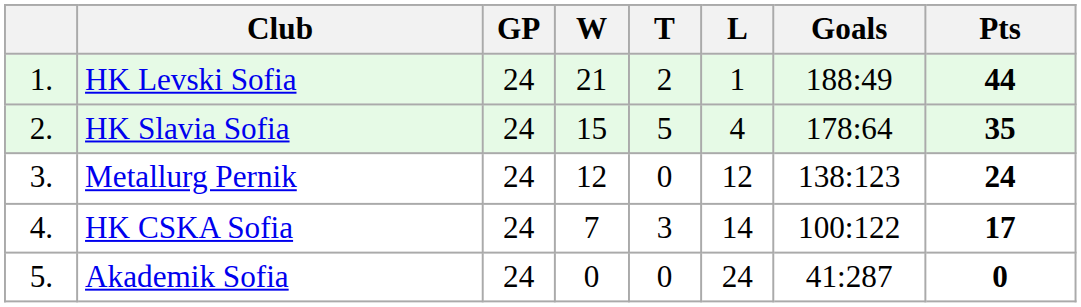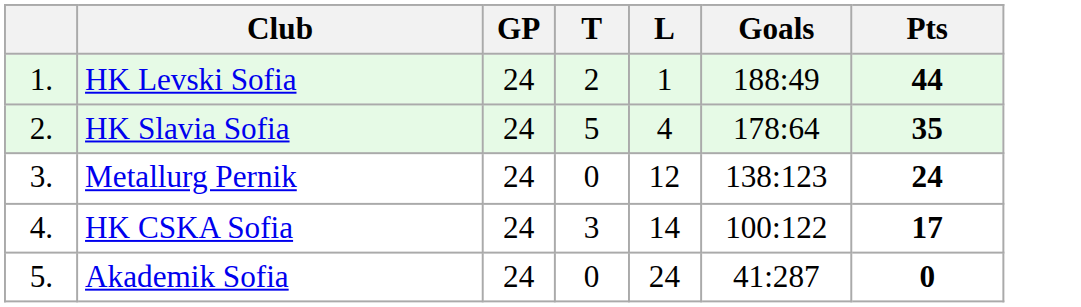- column: (592, 29)
